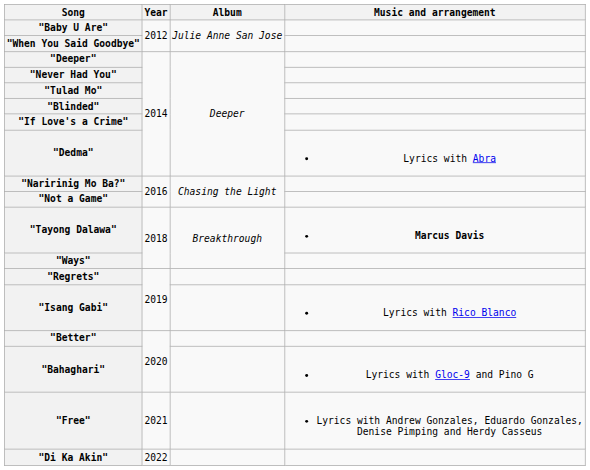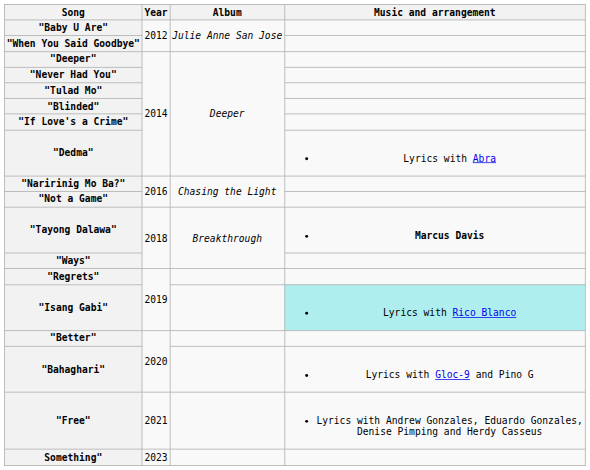(435, 313) no background -> (435, 313) paleturquoise background
- row: (73, 457)
+ row: (73, 457)
